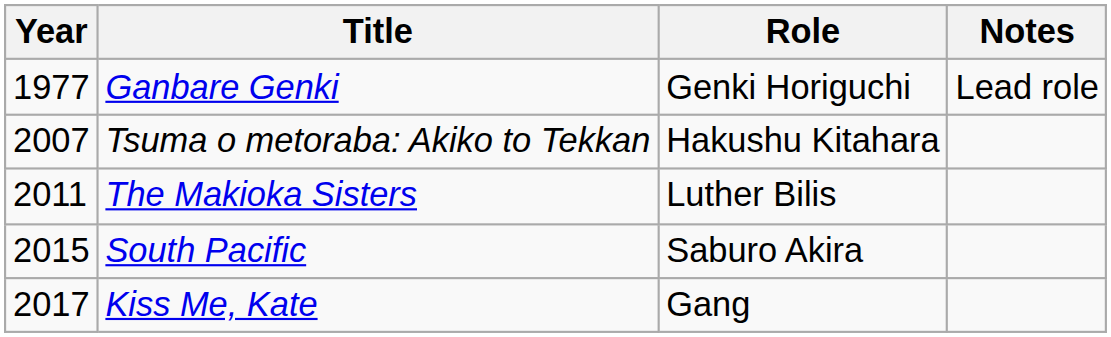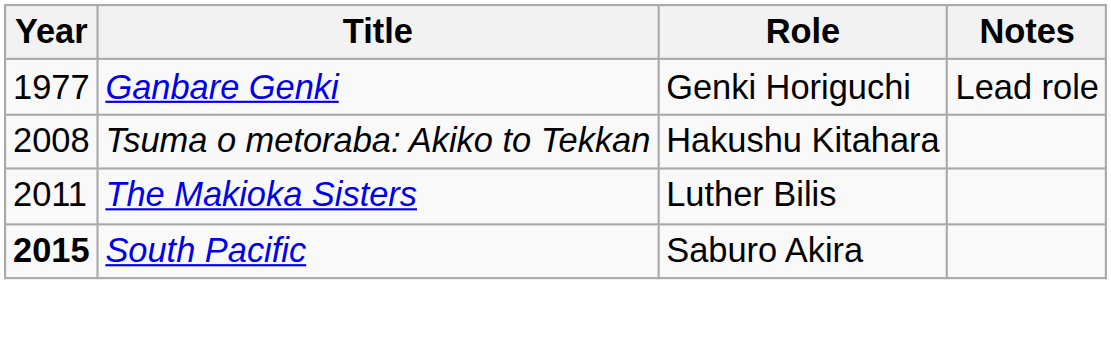(51, 140) 2007 -> (51, 140) 2008
(51, 250) normal -> (51, 250) bold
- row: (211, 304)
